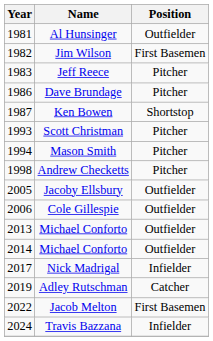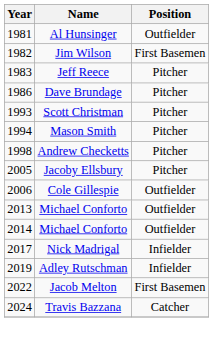- row: (20, 111)
(170, 190) Outfielder -> (170, 170) Pitcher
(170, 287) Catcher -> (170, 268) Infielder
(170, 326) Infielder -> (170, 307) Catcher
